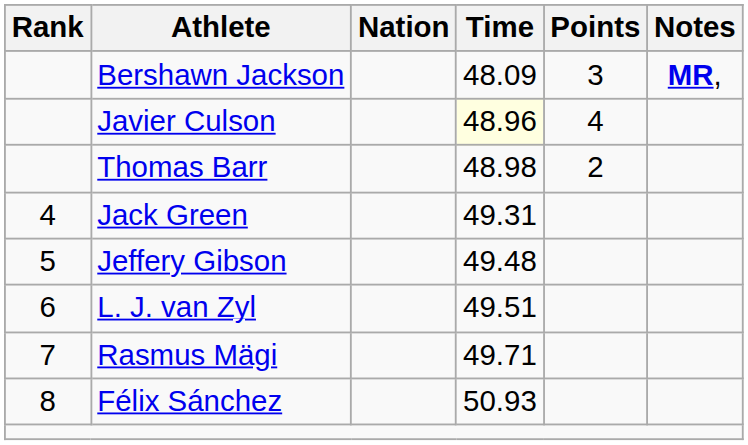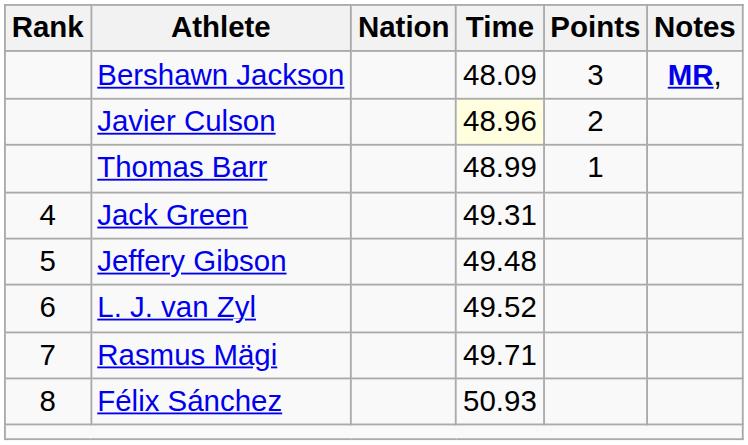(595, 121) 4 -> (595, 121) 2
(500, 167) 48.98 -> (500, 167) 48.99
(595, 167) 2 -> (595, 167) 1
(500, 307) 49.51 -> (500, 307) 49.52
